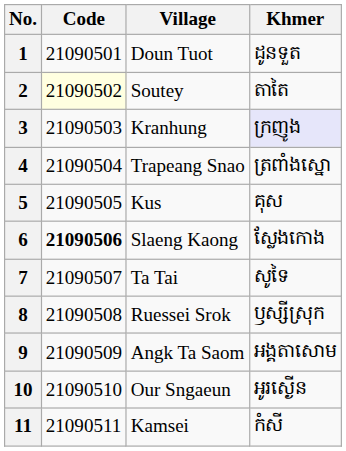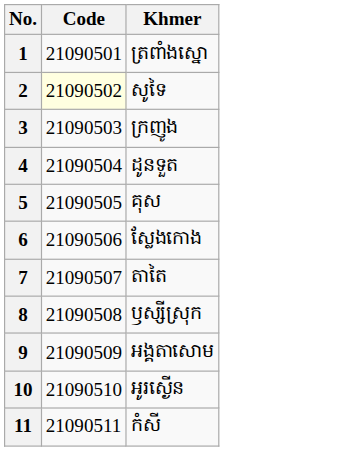- column: (188, 19)
(277, 52) ដូនទួត -> (169, 52) ត្រពាំងស្នោ
(271, 89) តាតៃ -> (149, 89) សូទៃ
(277, 126) lavender background -> (155, 126) no background
(292, 164) ត្រពាំងស្នោ -> (155, 164) ដូនទួត
(84, 240) bold -> (84, 240) normal
(271, 276) សូទៃ -> (149, 276) តាតៃ
